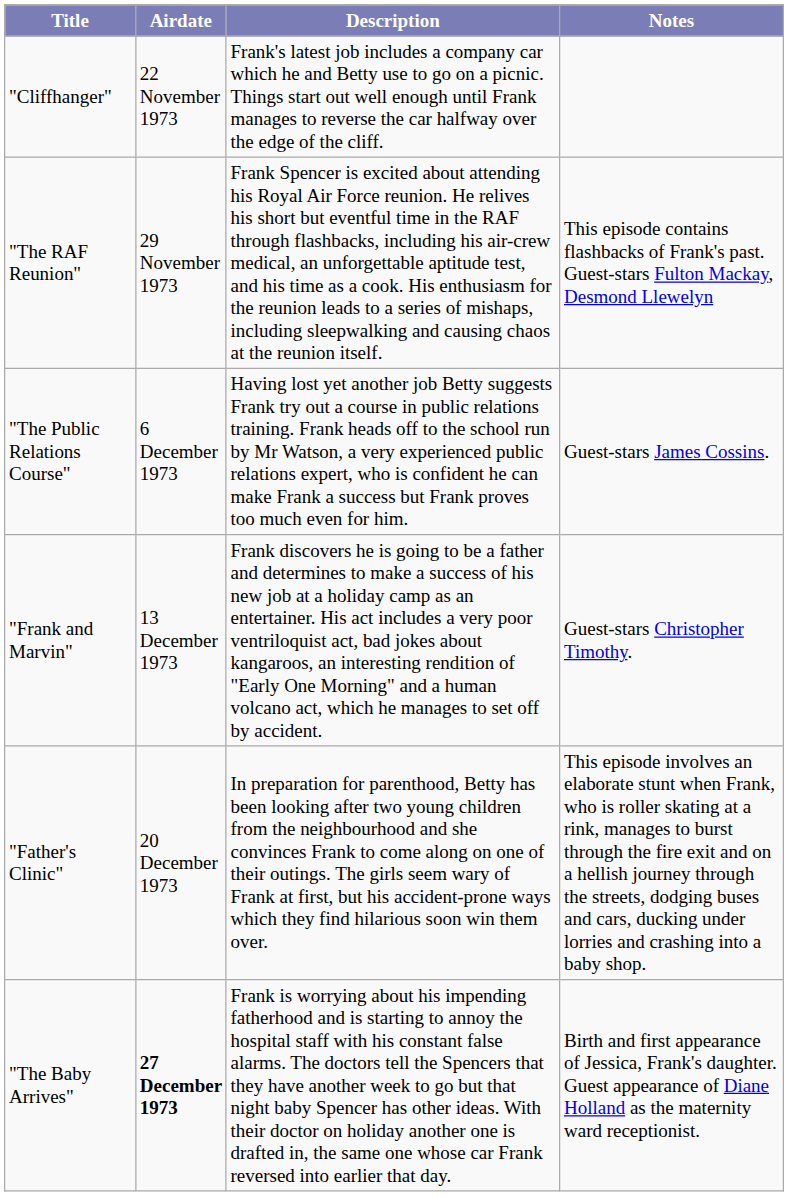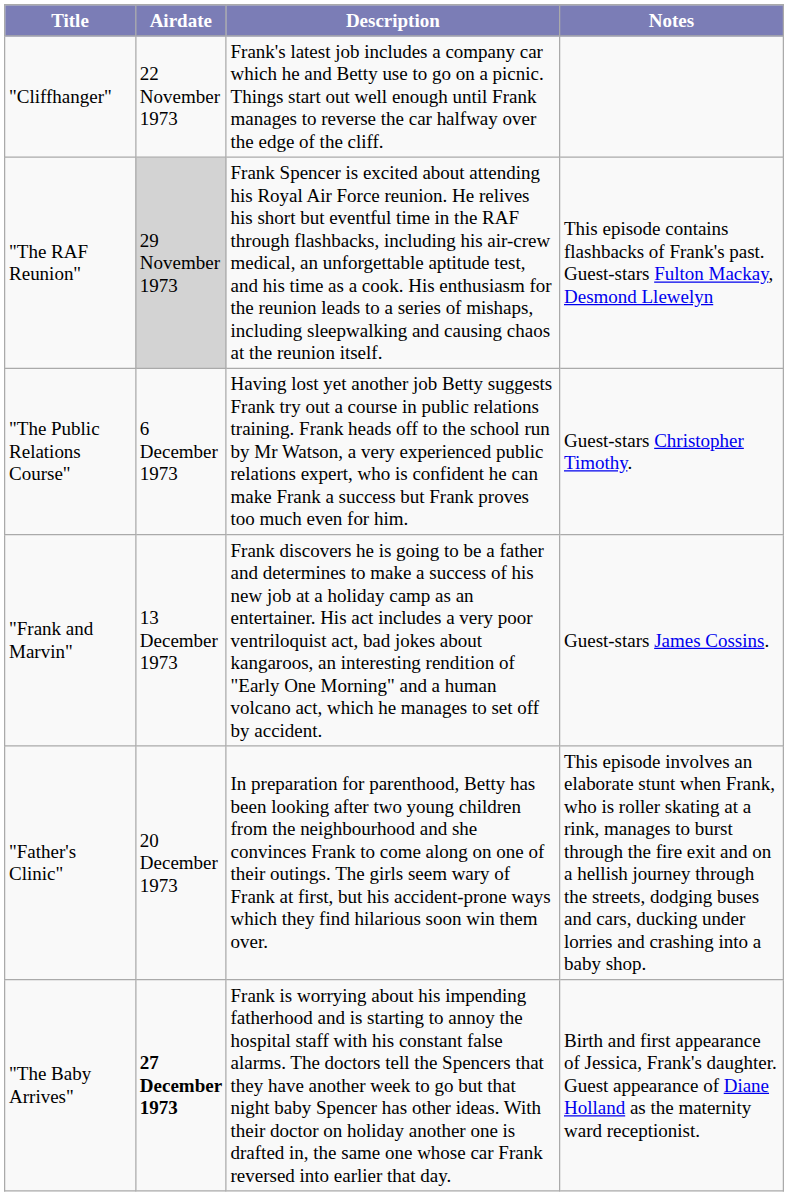(180, 263) no background -> (180, 263) lightgrey background
(667, 451) Guest-stars James Cossins. -> (654, 451) Guest-stars Christopher Timothy.
(654, 640) Guest-stars Christopher Timothy. -> (667, 640) Guest-stars James Cossins.
